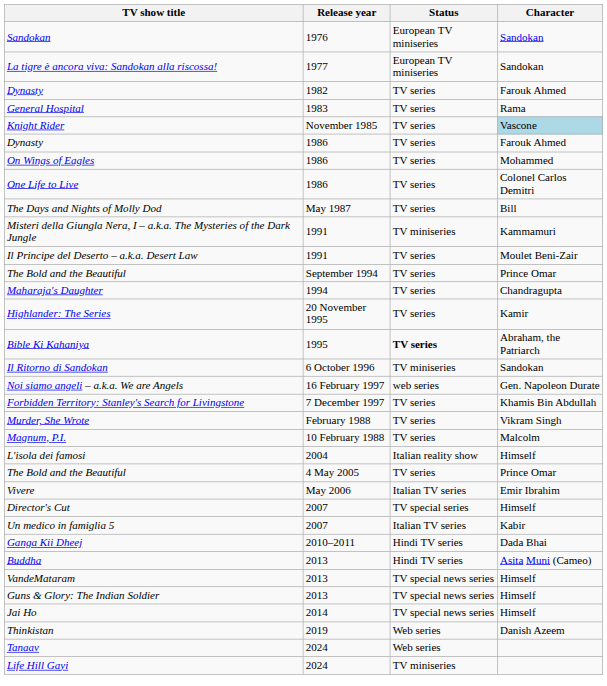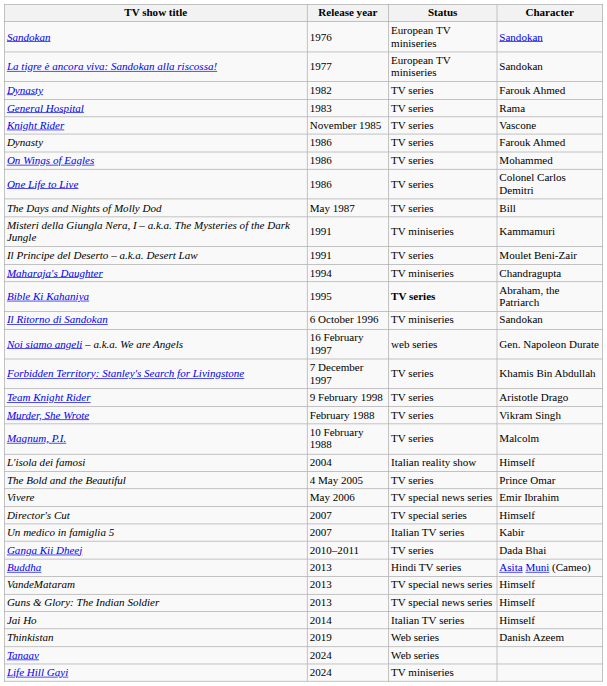(518, 125) lightblue background -> (518, 125) no background
- row: (66, 273)
(414, 290) TV series -> (422, 273) TV miniseries
- row: (59, 314)
+ row: (49, 397)
(429, 490) Italian TV series -> (442, 497) TV special news series
(428, 543) Hindi TV series -> (412, 550) TV series
(443, 613) TV special news series -> (428, 620) Italian TV series
